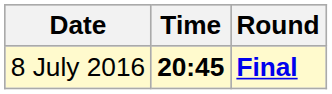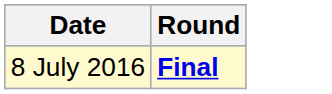- column: (191, 25)
